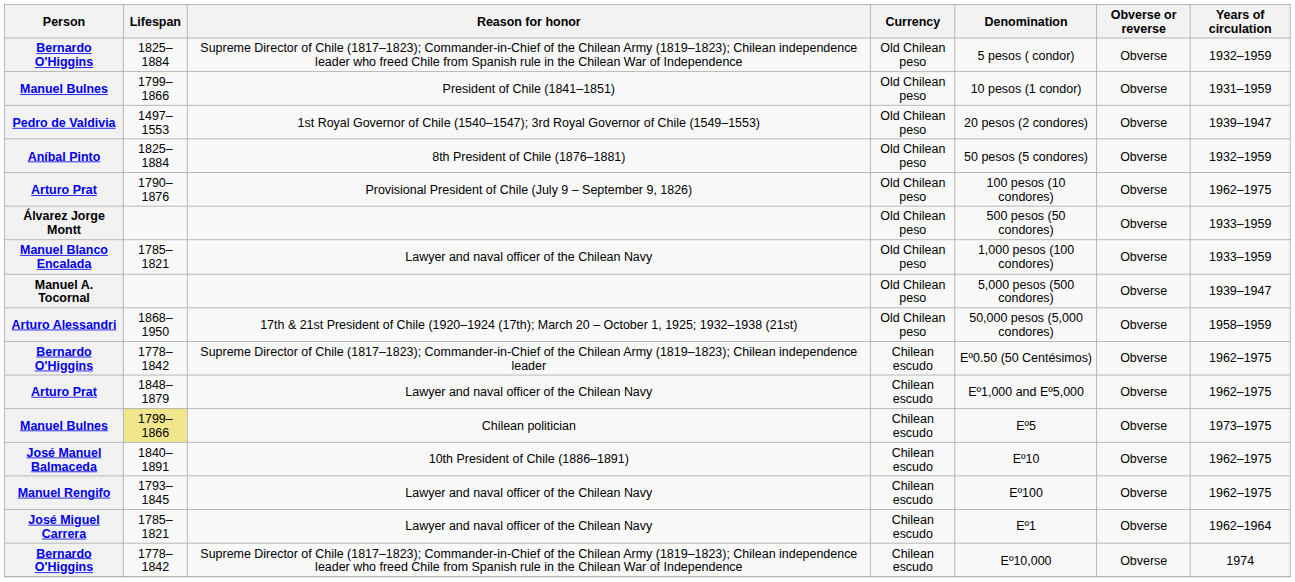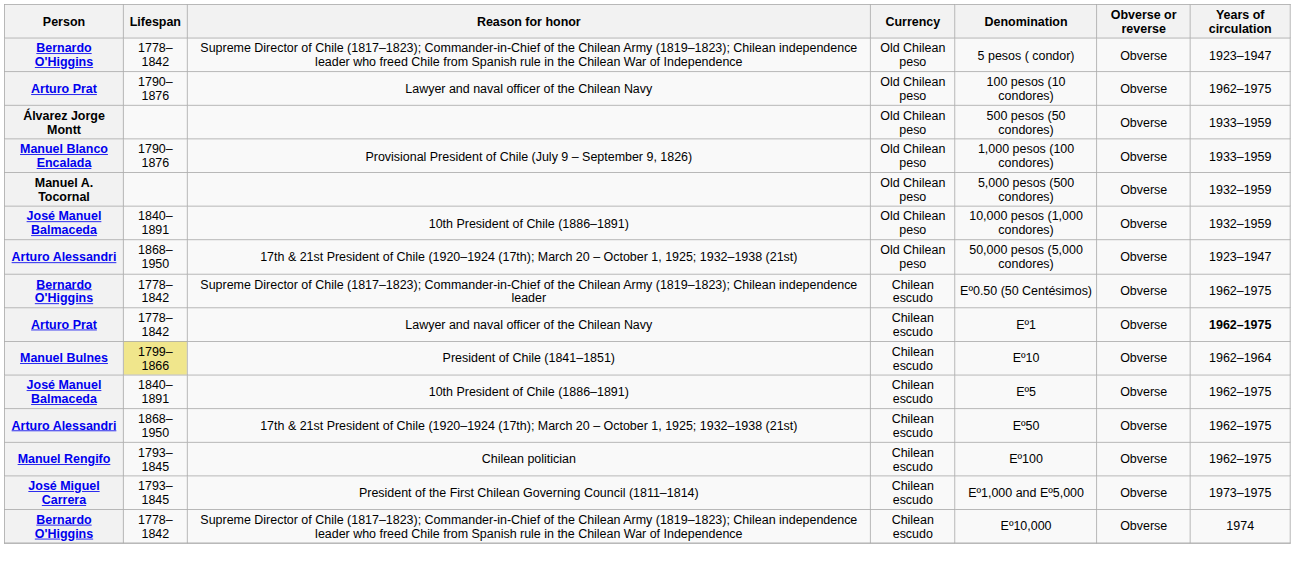(155, 55) 1825–1884 -> (155, 55) 1778–1842
(1240, 55) 1932–1959 -> (1240, 55) 1923–1947
- row: (64, 89)
- row: (64, 122)
- row: (64, 156)
(529, 190) Provisional President of Chile (July 9 – September 9, 1826) -> (529, 89) Lawyer and naval officer of the Chilean Navy
(155, 257) 1785–1821 -> (155, 156) 1790–1876
(529, 257) Lawyer and naval officer of the Chilean Navy -> (529, 156) Provisional President of Chile (July 9 – September 9, 1826)
(1240, 291) 1939–1947 -> (1240, 190) 1932–1959
+ row: (64, 223)
(1240, 324) 1958–1959 -> (1240, 257) 1923–1947
(155, 392) 1848–1879 -> (155, 324) 1778–1842
(1026, 392) Eº1,000 and Eº5,000 -> (1026, 324) Eº1
(1240, 392) normal -> (1240, 324) bold
(529, 425) Chilean politician -> (529, 358) President of Chile (1841–1851)
(1026, 425) Eº5 -> (1026, 358) Eº10
(1240, 425) 1973–1975 -> (1240, 358) 1962–1964
(1026, 459) Eº10 -> (1026, 392) Eº5
+ row: (64, 425)
(529, 493) Lawyer and naval officer of the Chilean Navy -> (529, 459) Chilean politician
(155, 527) 1785–1821 -> (155, 493) 1793–1845
(529, 527) Lawyer and naval officer of the Chilean Navy -> (529, 493) President of the First Chilean Governing Council (1811–1814)
(1026, 527) Eº1 -> (1026, 493) Eº1,000 and Eº5,000
(1240, 527) 1962–1964 -> (1240, 493) 1973–1975
